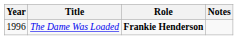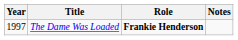(16, 27) 1996 -> (16, 27) 1997
